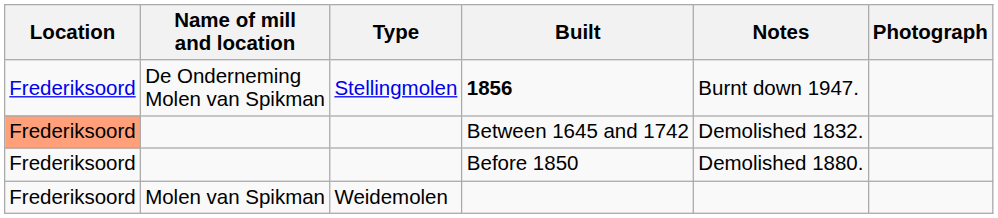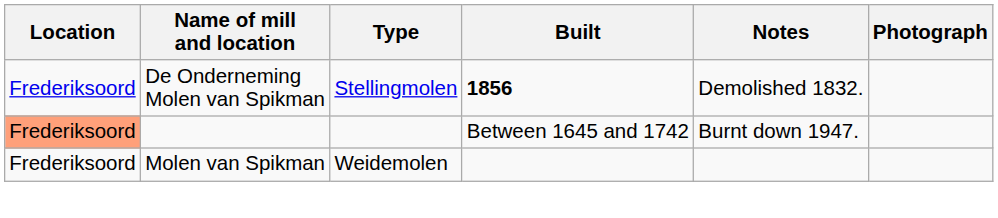(779, 87) Burnt down 1947. -> (781, 87) Demolished 1832.
(781, 131) Demolished 1832. -> (779, 131) Burnt down 1947.
- row: (523, 164)
